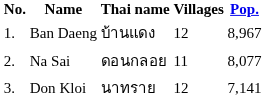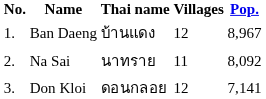(134, 61) ดอนกลอย -> (128, 61) นาทราย
(245, 60) 8,077 -> (245, 60) 8,092
(128, 88) นาทราย -> (134, 88) ดอนกลอย
